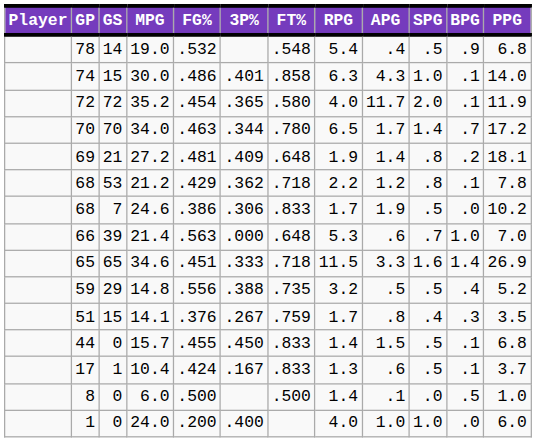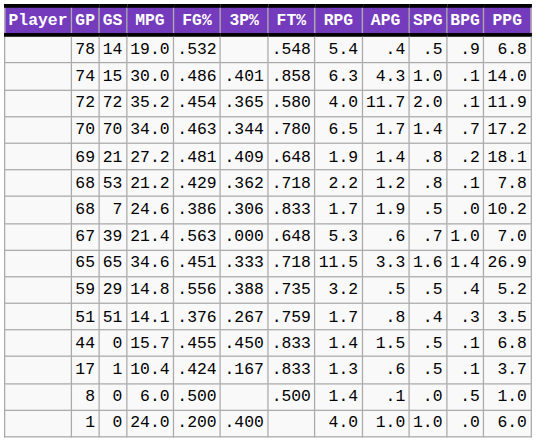(85, 237) 66 -> (85, 237) 67
(113, 317) 15 -> (113, 317) 51
